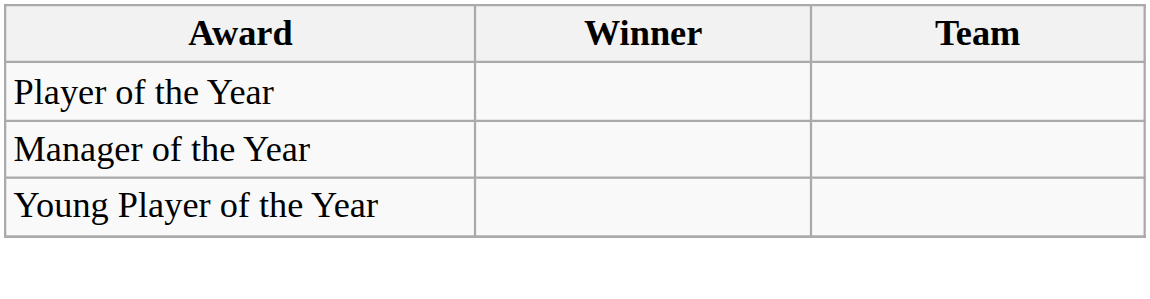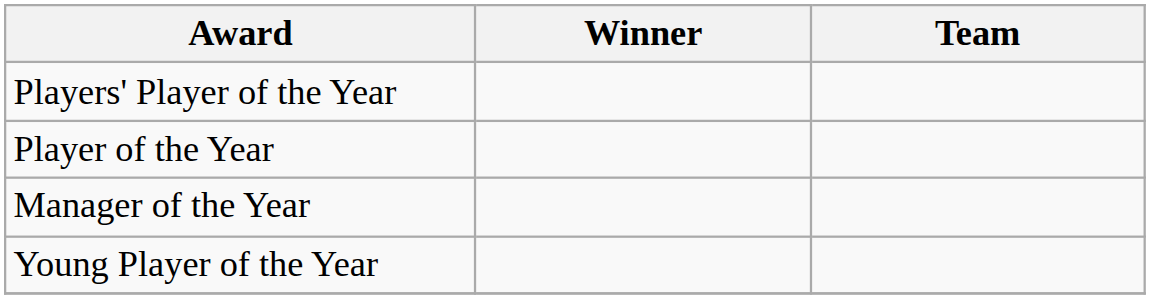+ row: (205, 90)
